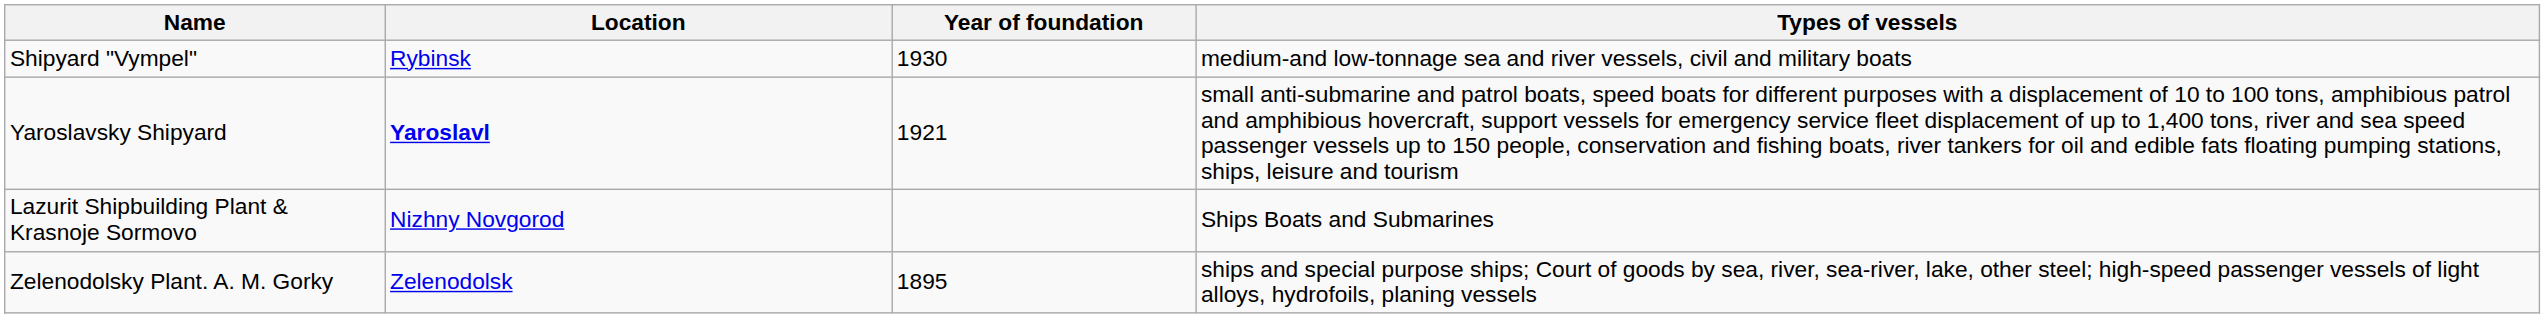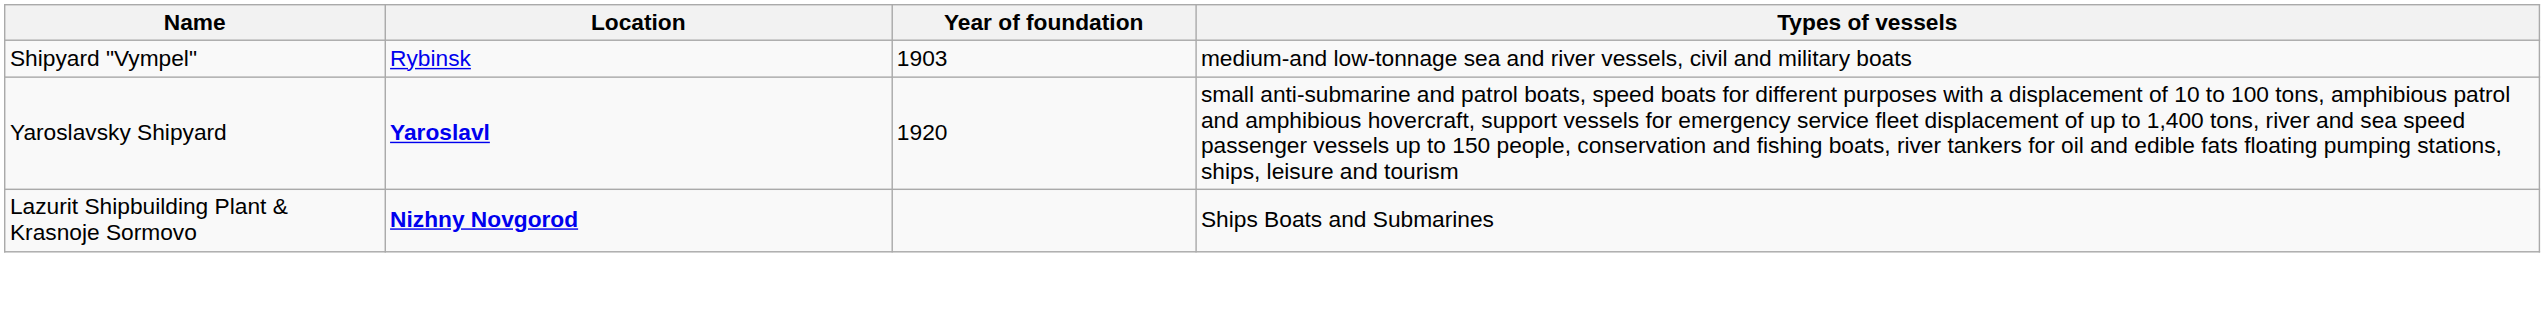(922, 58) 1930 -> (922, 58) 1903
(922, 132) 1921 -> (922, 132) 1920
(477, 220) normal -> (484, 220) bold
- row: (172, 281)
